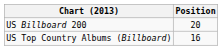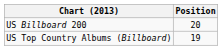(196, 38) 16 -> (196, 38) 19
